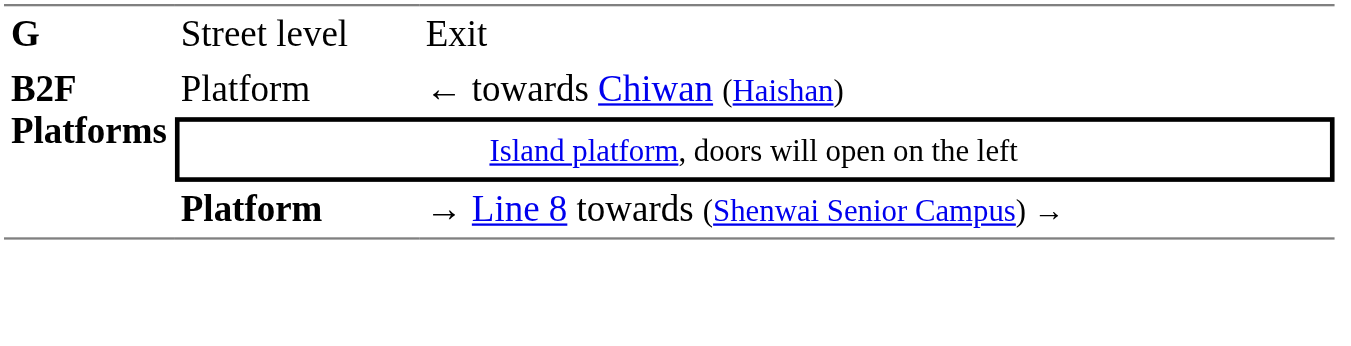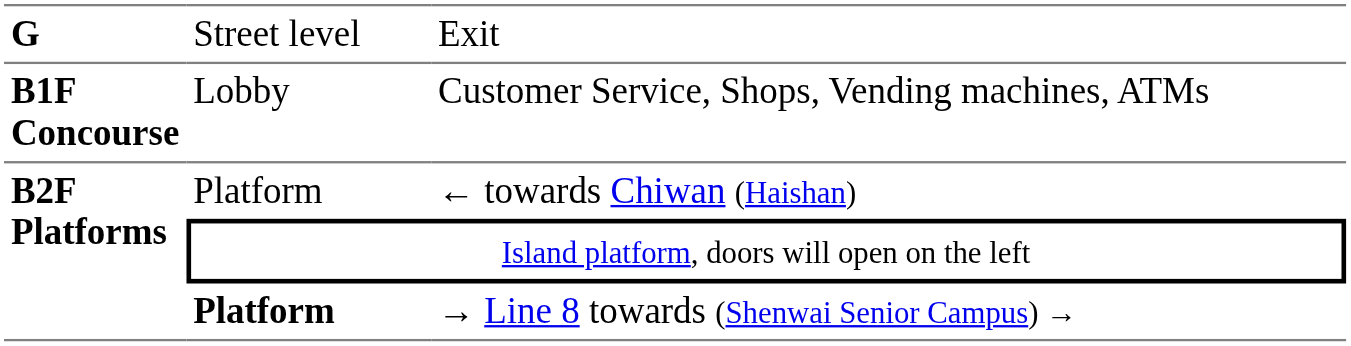+ row: (824, 91)
